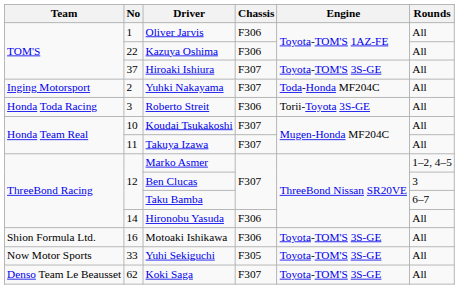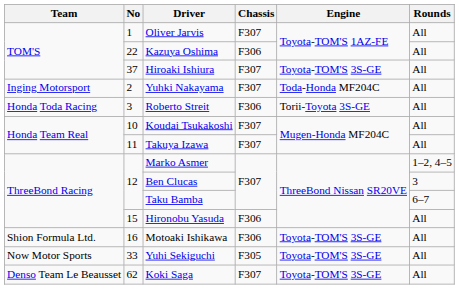(250, 32) F306 -> (250, 32) F307
(132, 218) 14 -> (132, 218) 15
